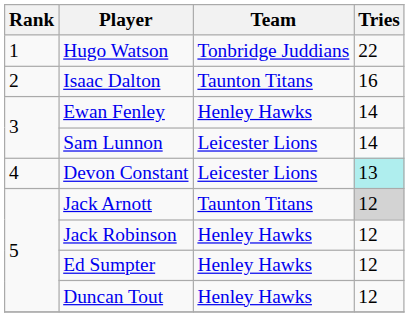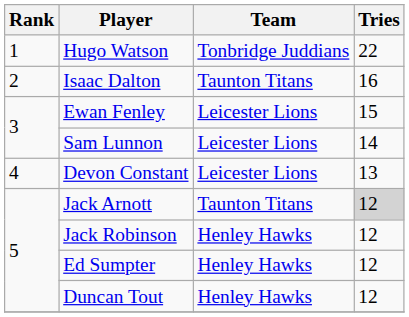(255, 111) Henley Hawks -> (257, 111) Leicester Lions
(368, 111) 14 -> (368, 111) 15
(368, 173) paleturquoise background -> (368, 173) no background
